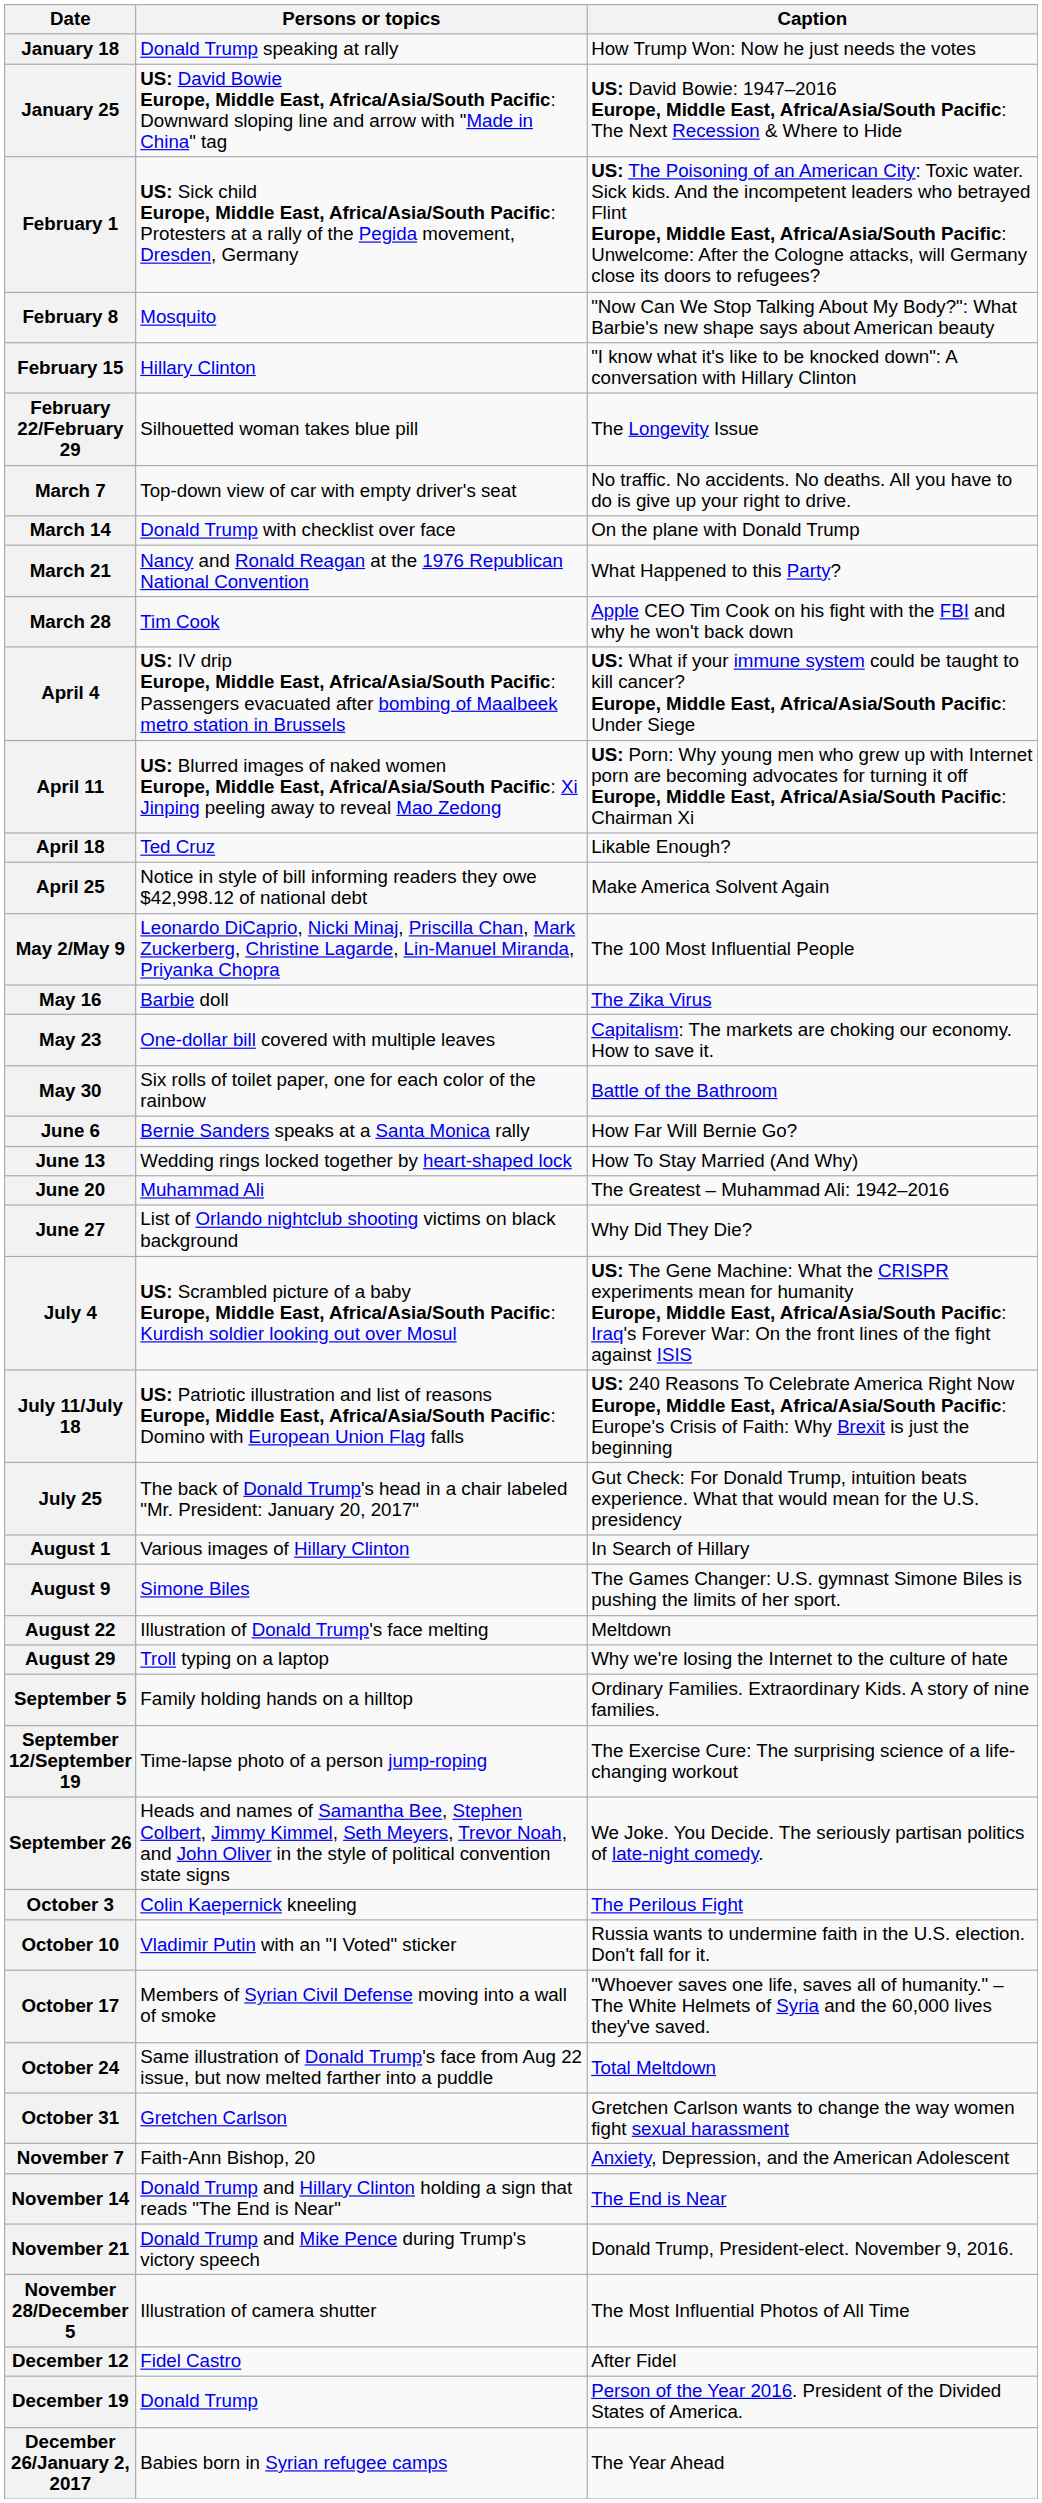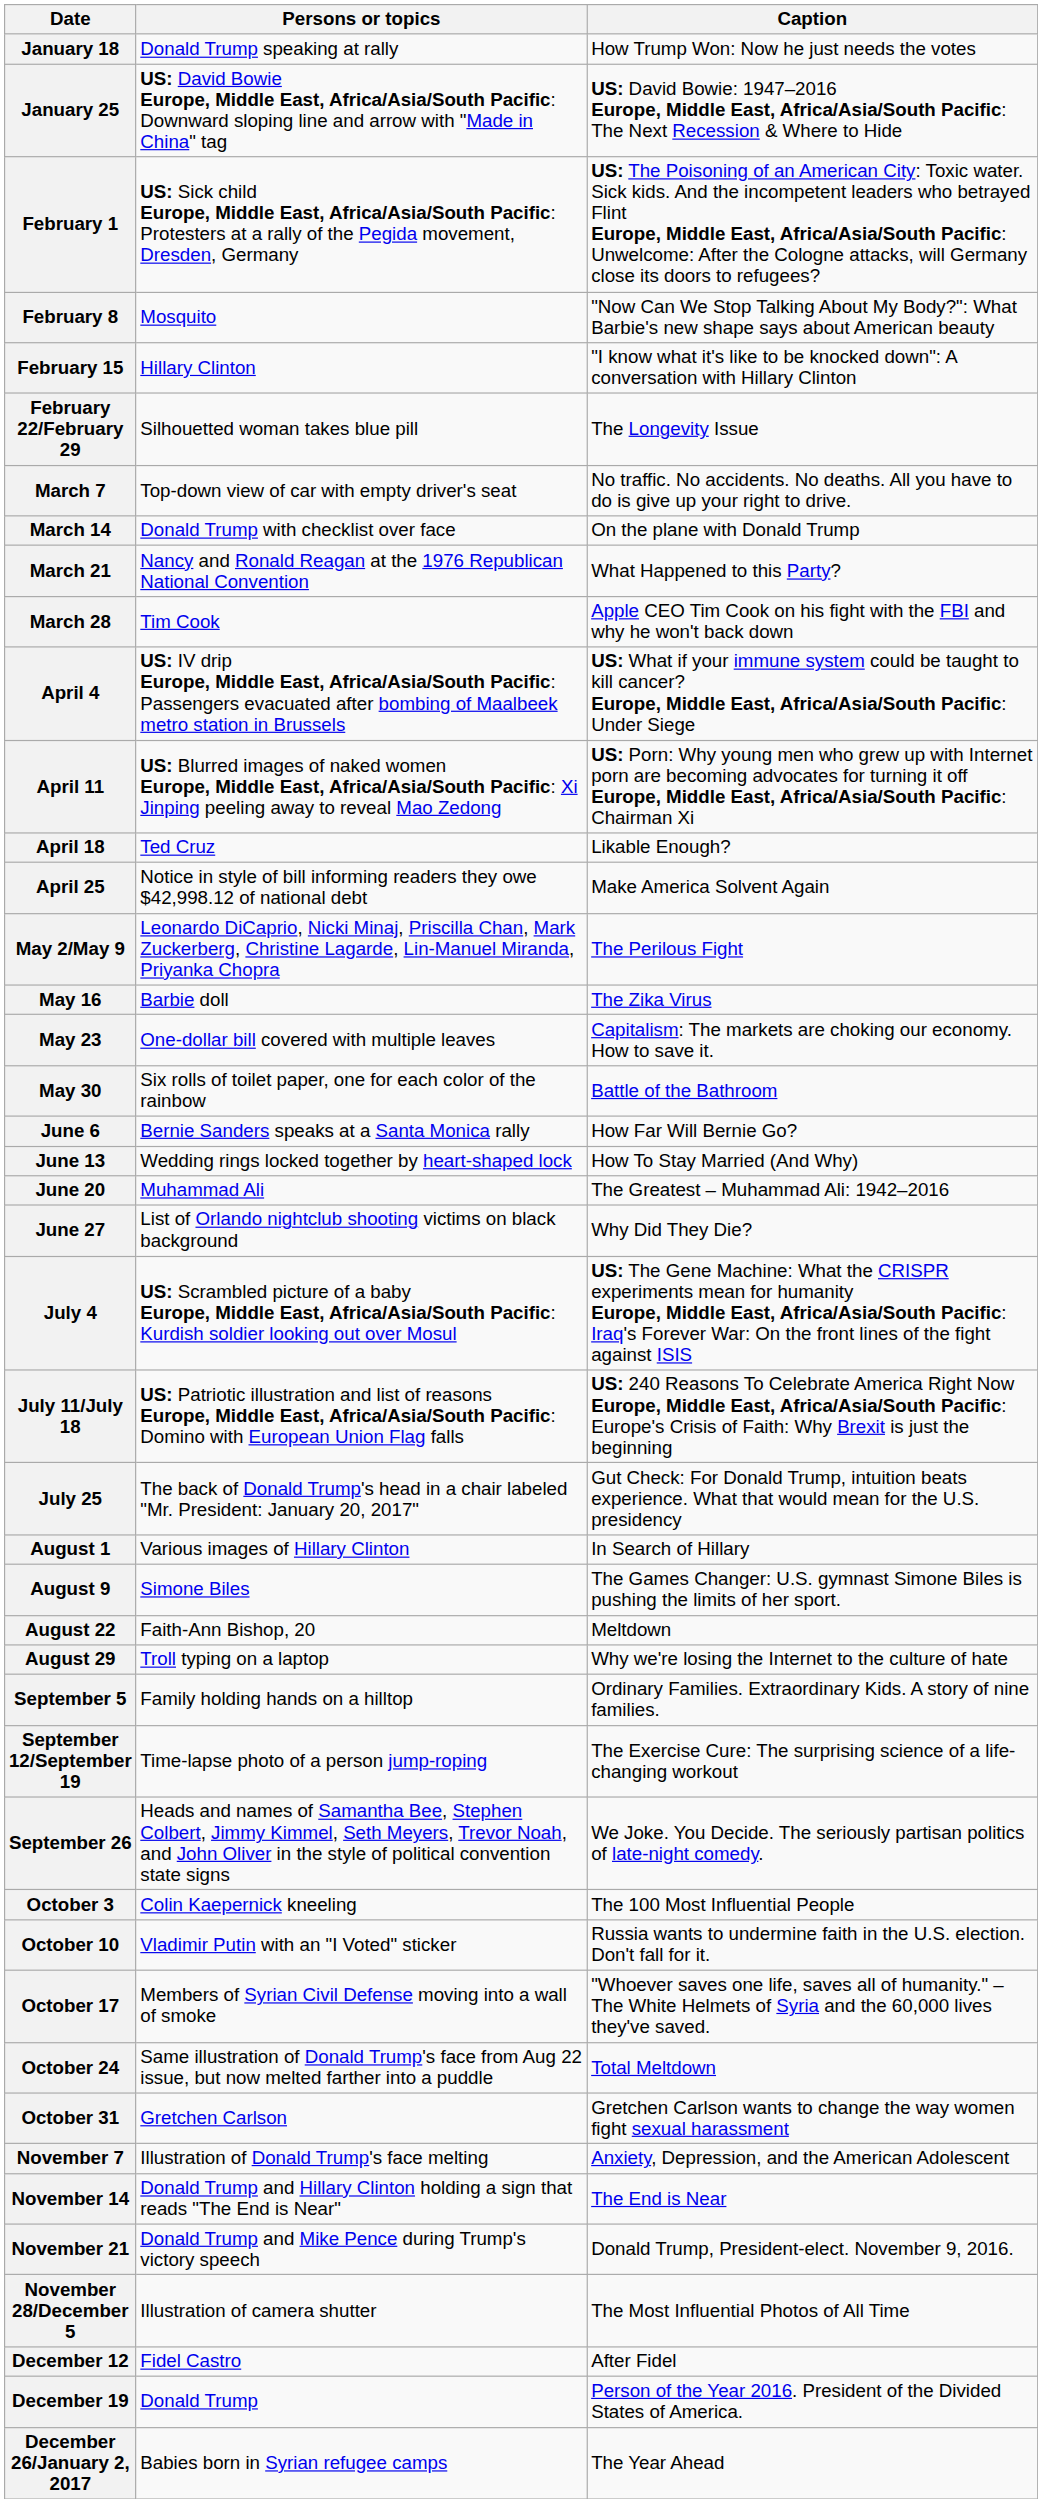(723, 949) The 100 Most Influential People -> (667, 949) The Perilous Fight
(314, 1629) Illustration of Donald Trump's face melting -> (228, 1629) Faith-Ann Bishop, 20
(667, 1904) The Perilous Fight -> (723, 1904) The 100 Most Influential People
(228, 2158) Faith-Ann Bishop, 20 -> (314, 2158) Illustration of Donald Trump's face melting
